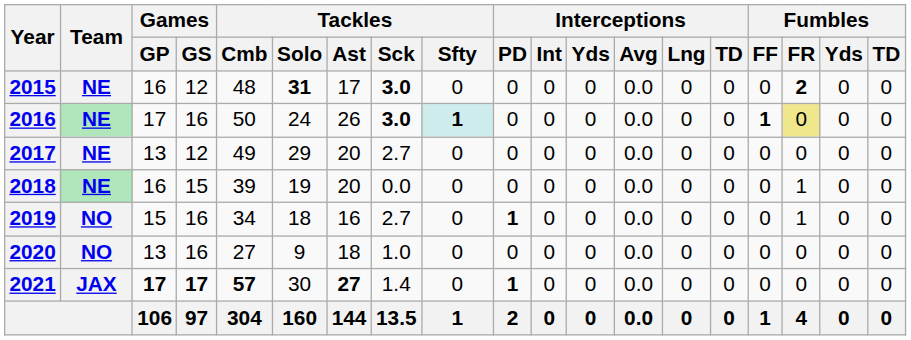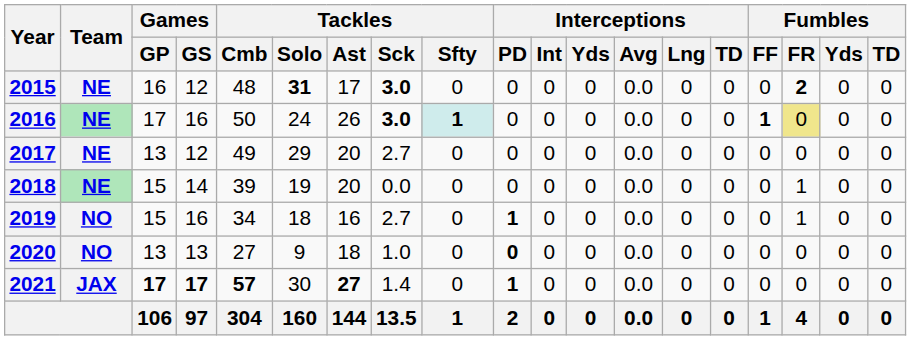(155, 185) 16 -> (155, 185) 15
(197, 185) 15 -> (197, 185) 14
(197, 251) 16 -> (197, 251) 13
(513, 251) normal -> (513, 251) bold
